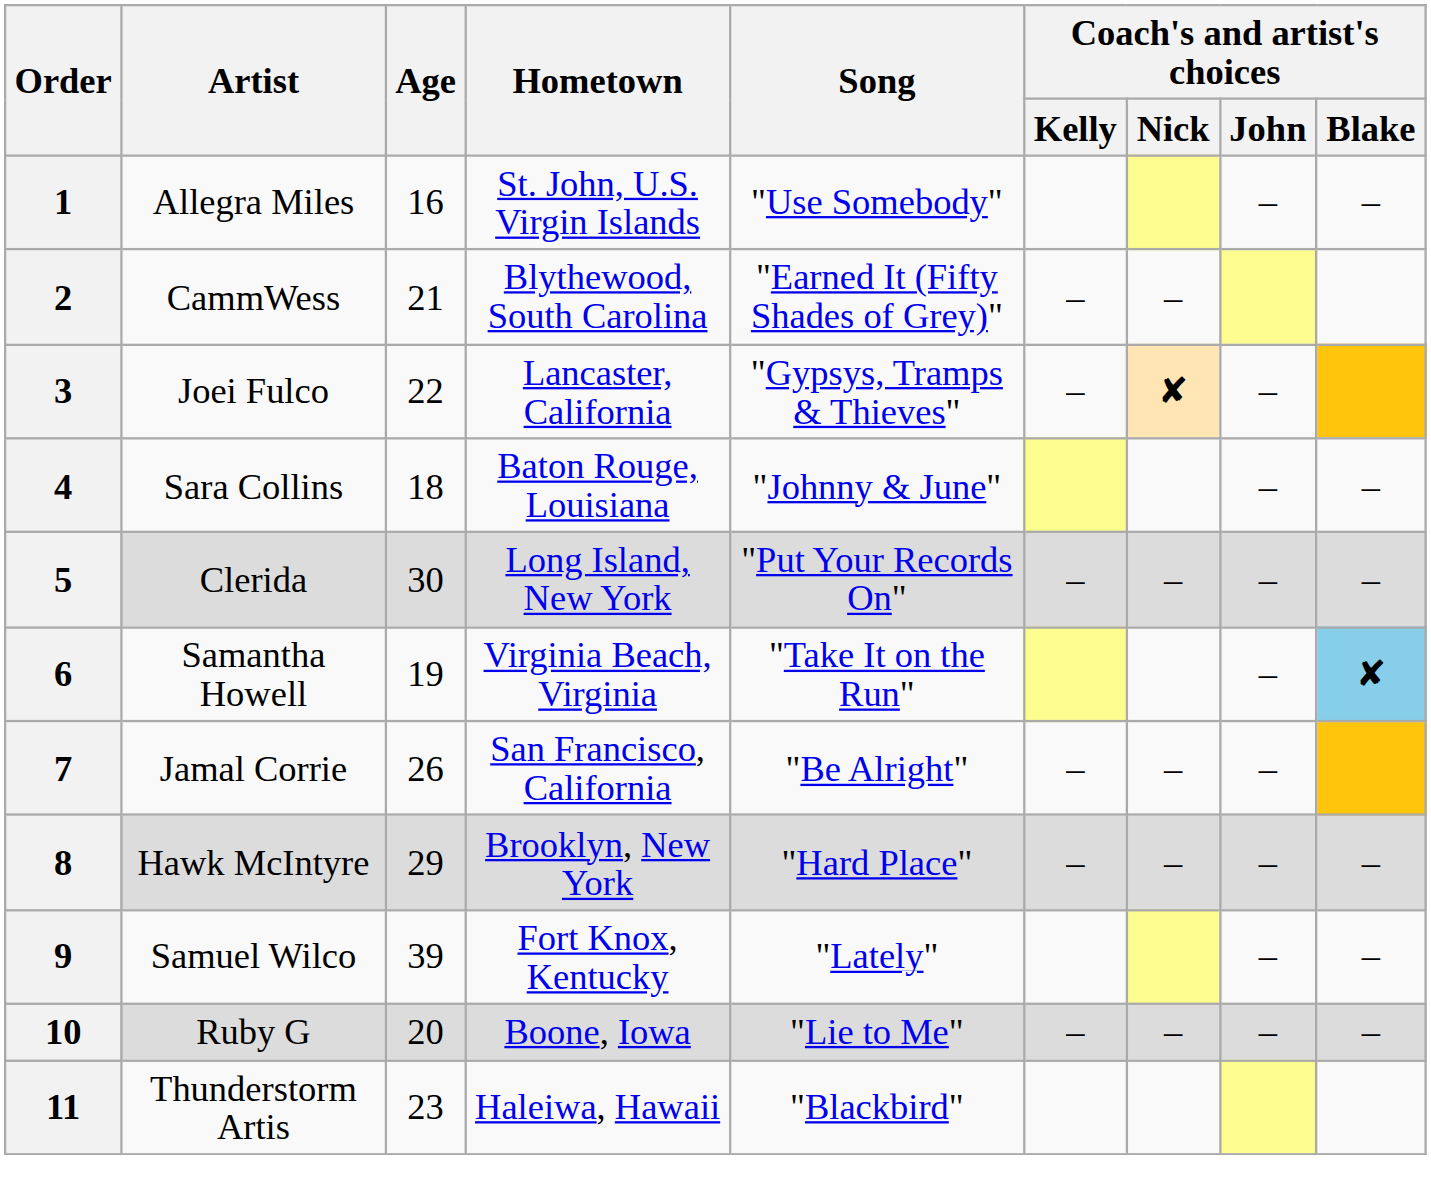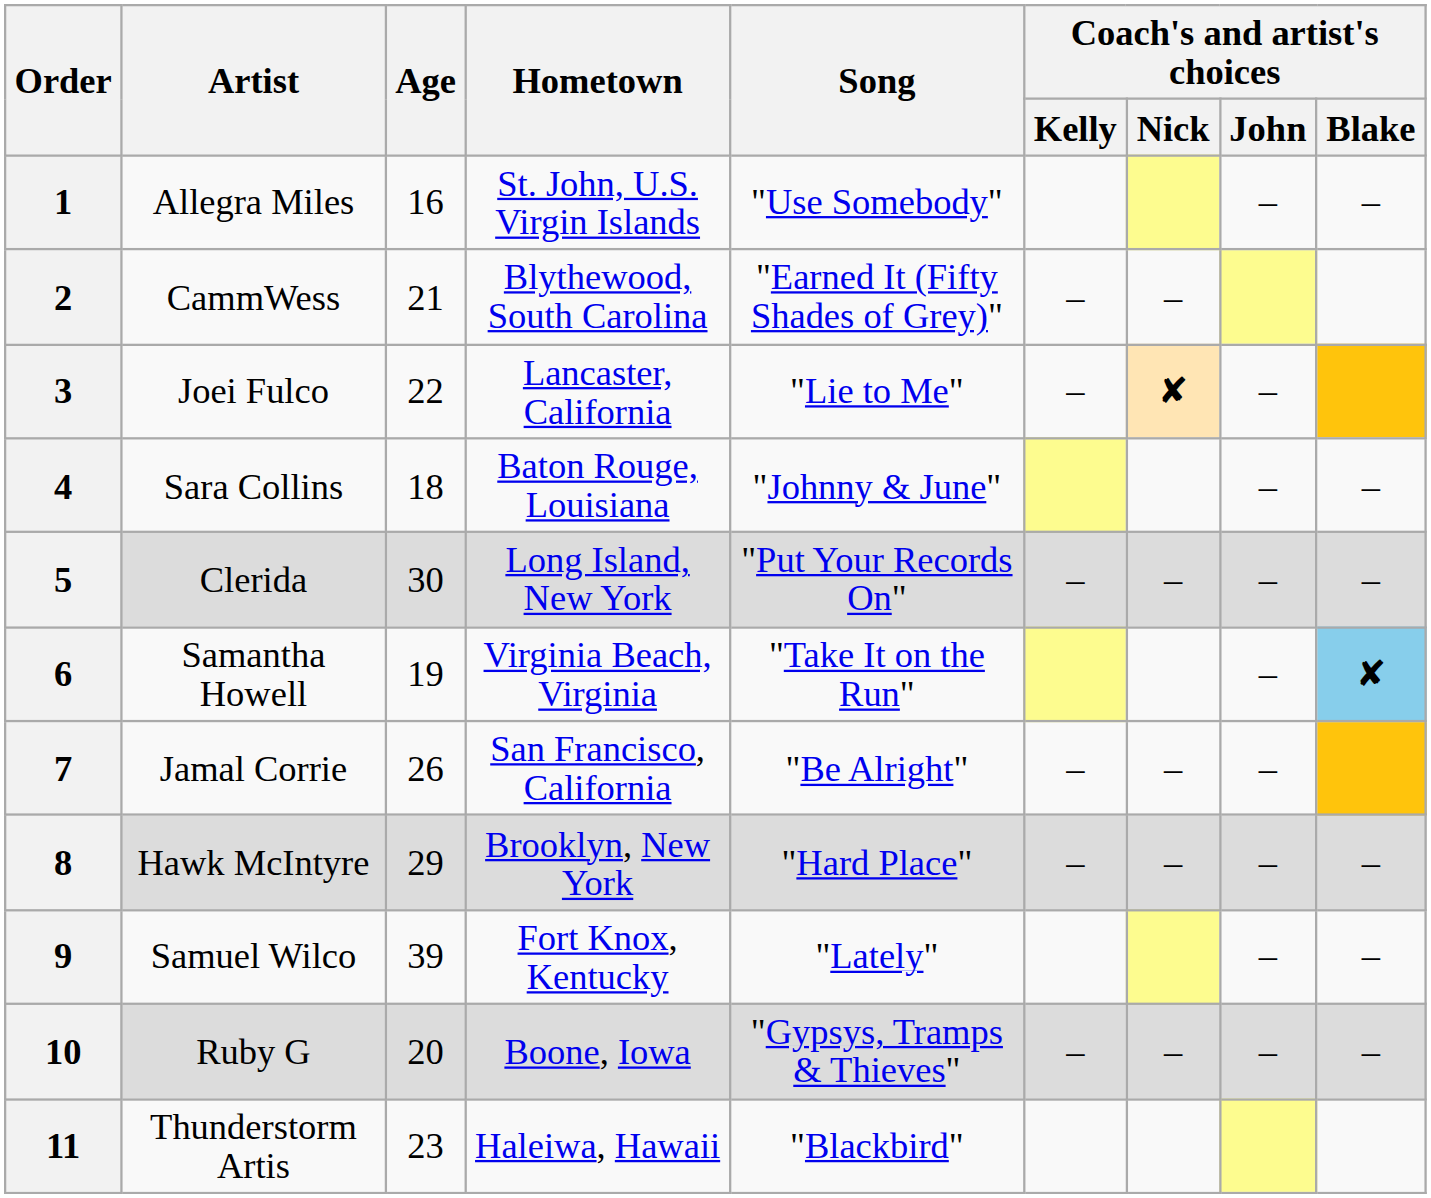(877, 391) "Gypsys, Tramps & Thieves" -> (877, 391) "Lie to Me"
(877, 1032) "Lie to Me" -> (877, 1051) "Gypsys, Tramps & Thieves"
